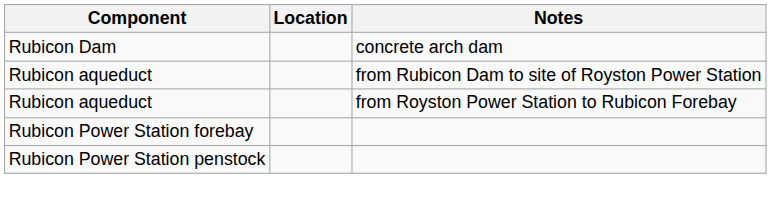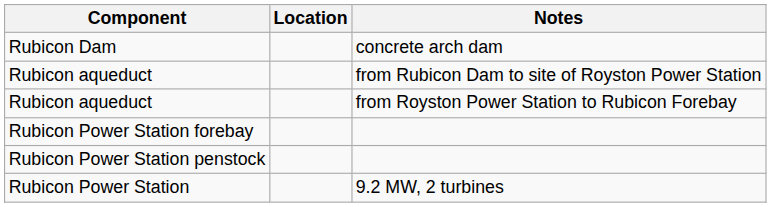+ row: (99, 187)
